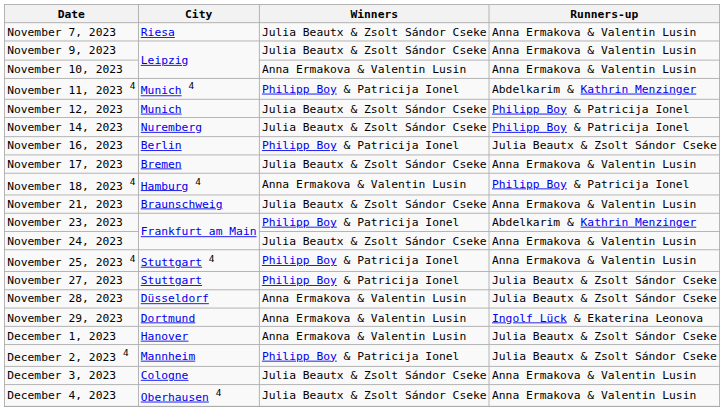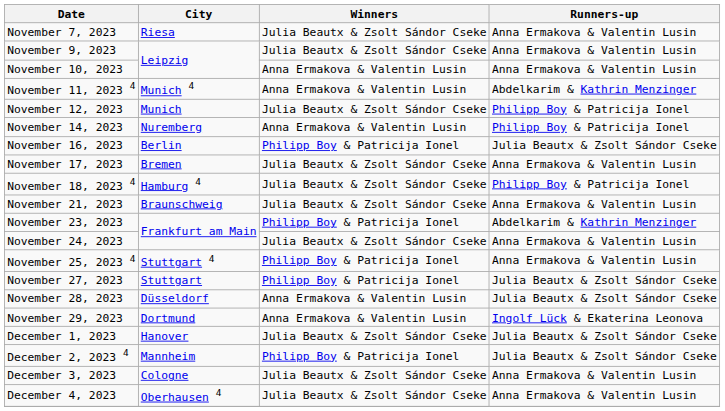(361, 89) Philipp Boy & Patricija Ionel -> (364, 89) Anna Ermakova & Valentin Lusin
(374, 127) Julia Beautx & Zsolt Sándor Cseke -> (364, 127) Anna Ermakova & Valentin Lusin
(364, 184) Anna Ermakova & Valentin Lusin -> (374, 184) Julia Beautx & Zsolt Sándor Cseke
(364, 336) Anna Ermakova & Valentin Lusin -> (374, 336) Julia Beautx & Zsolt Sándor Cseke
